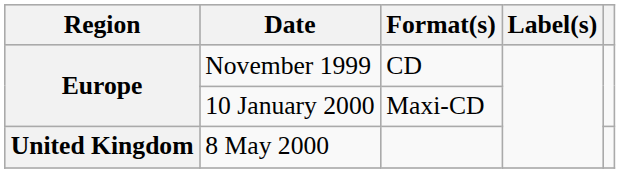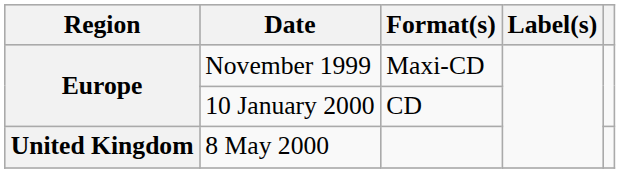(404, 65) CD -> (435, 65) Maxi-CD
(435, 106) Maxi-CD -> (404, 106) CD
